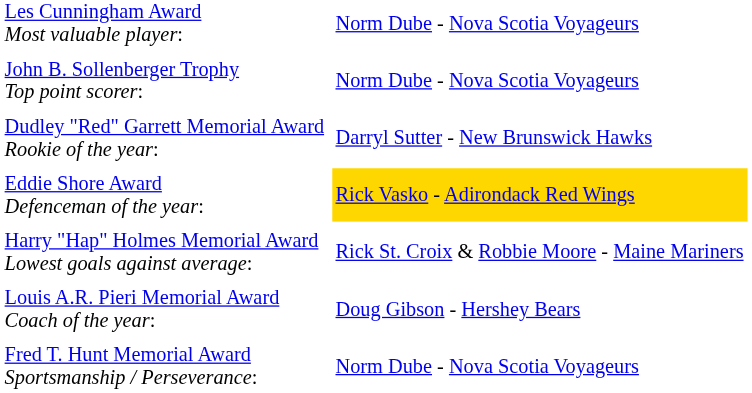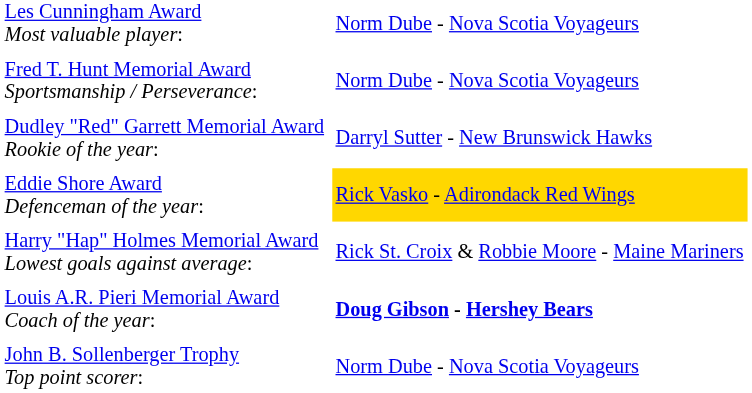rows swapped: (122, 80) <-> (131, 366)
(458, 309) normal -> (464, 309) bold
